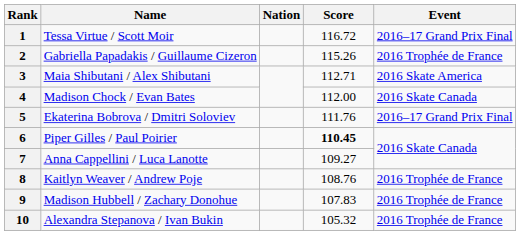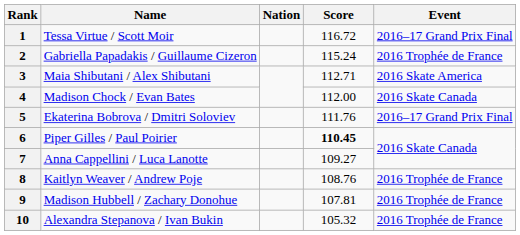(338, 55) 115.26 -> (338, 55) 115.24
(338, 199) 107.83 -> (338, 199) 107.81
